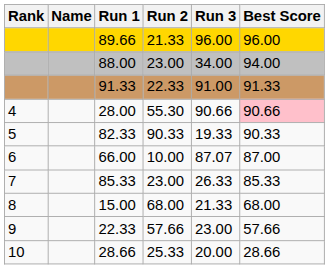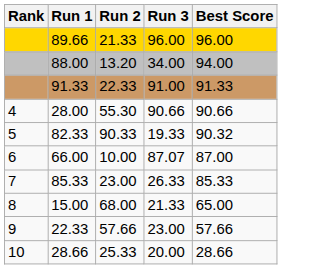- column: (71, 16)
(165, 63) 23.00 -> (118, 63) 13.20
(262, 110) pink background -> (214, 110) no background
(262, 134) 90.33 -> (214, 134) 90.32
(262, 205) 68.00 -> (214, 205) 65.00
